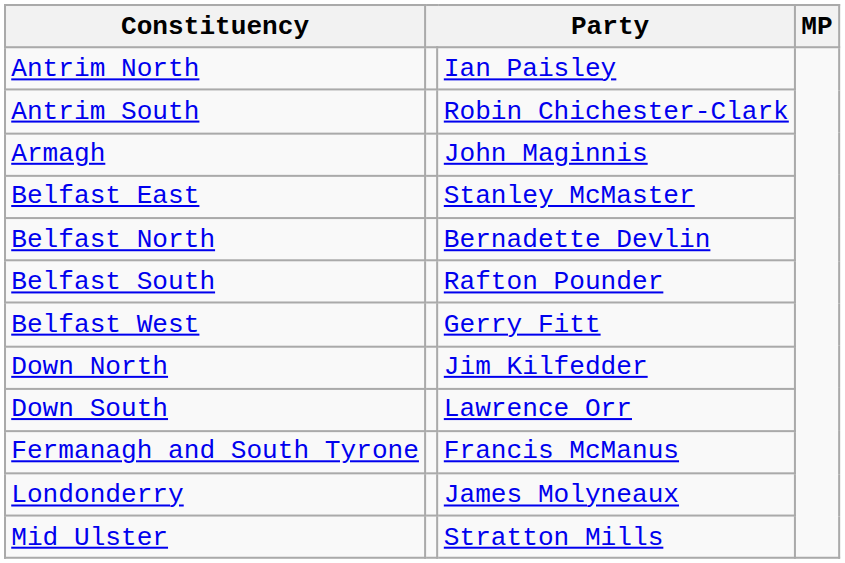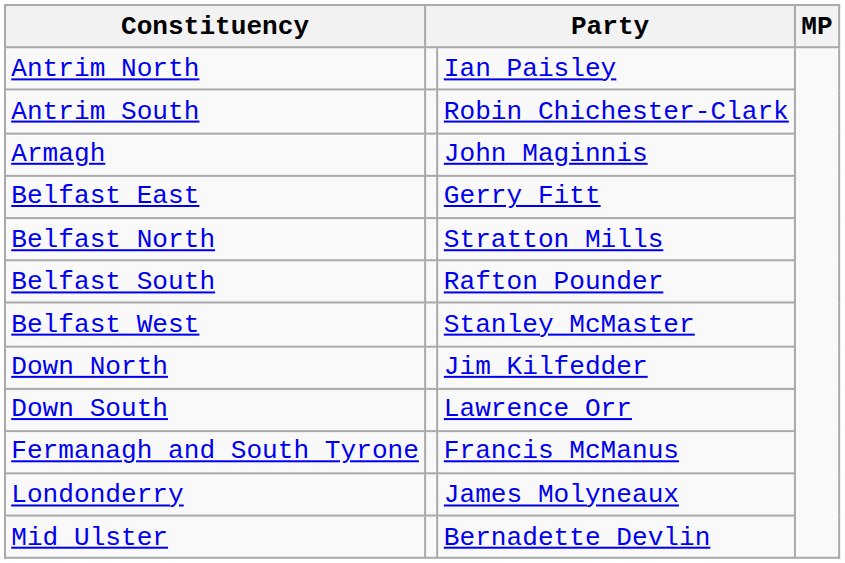(569, 197) Stanley McMaster -> (522, 197) Gerry Fitt
(577, 239) Bernadette Devlin -> (554, 239) Stratton Mills
(522, 324) Gerry Fitt -> (569, 324) Stanley McMaster
(554, 537) Stratton Mills -> (577, 537) Bernadette Devlin
